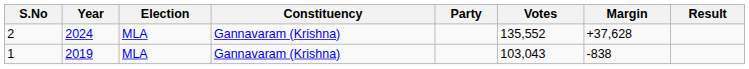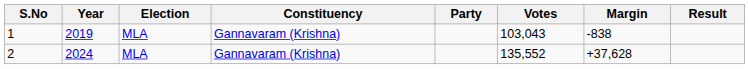rows swapped: (11, 53) <-> (11, 34)
